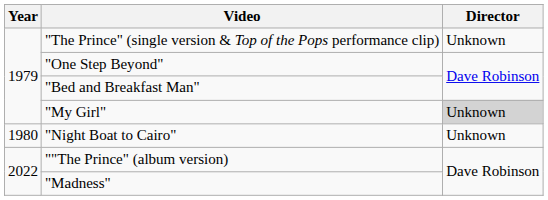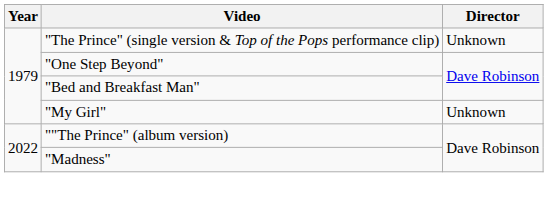(476, 111) lightgrey background -> (476, 111) no background
- row: (111, 135)
